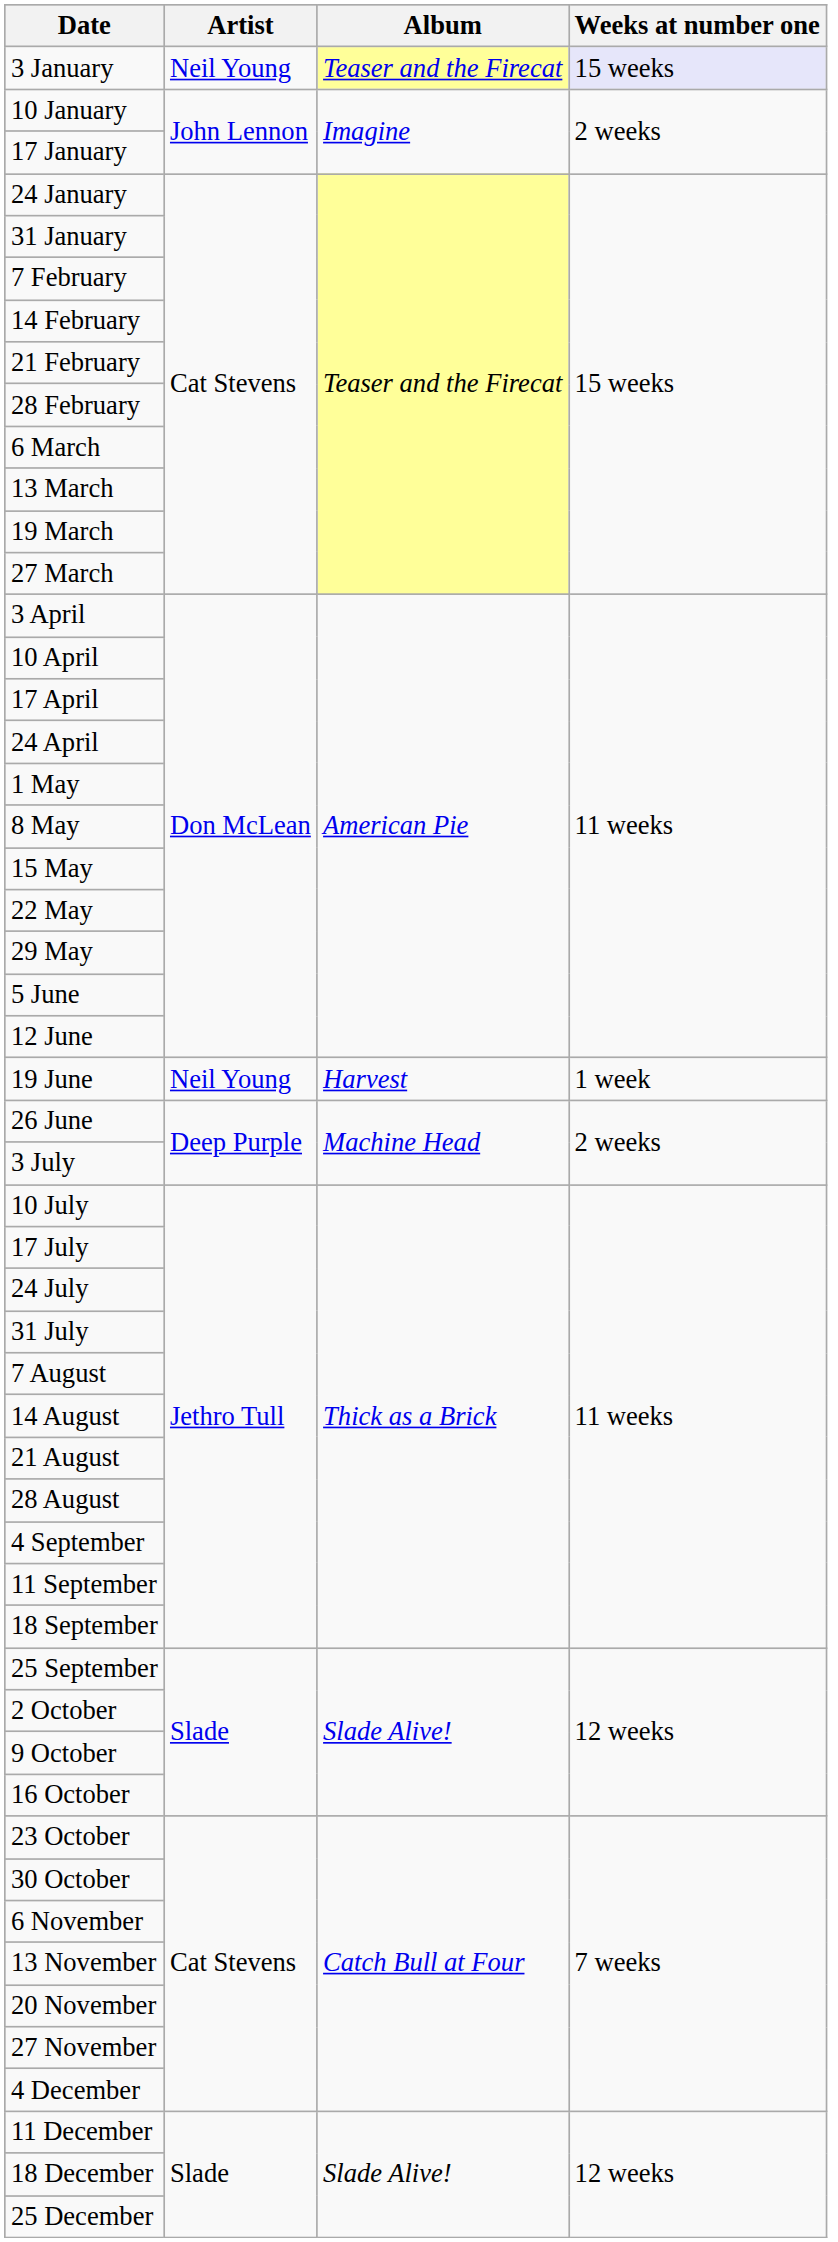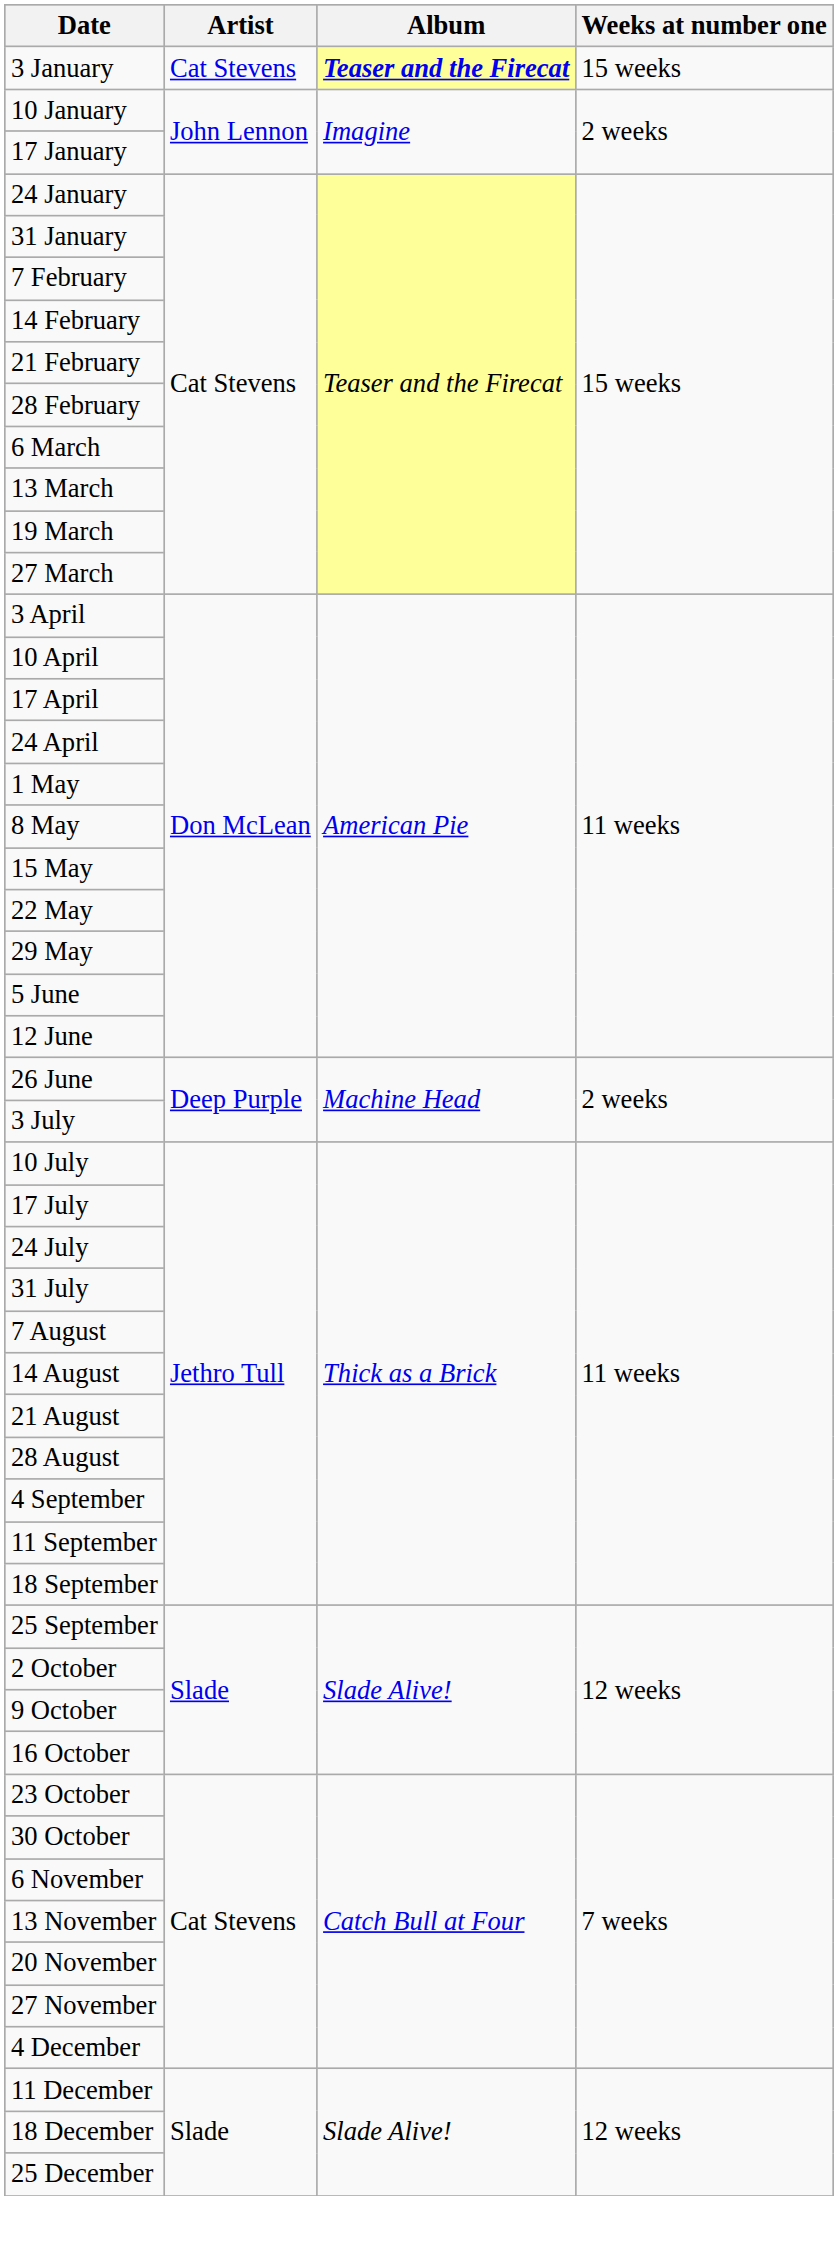(230, 67) Neil Young -> (233, 67) Cat Stevens
(443, 67) normal -> (446, 67) bold
(624, 67) lavender background -> (631, 67) no background
- row: (52, 1078)
